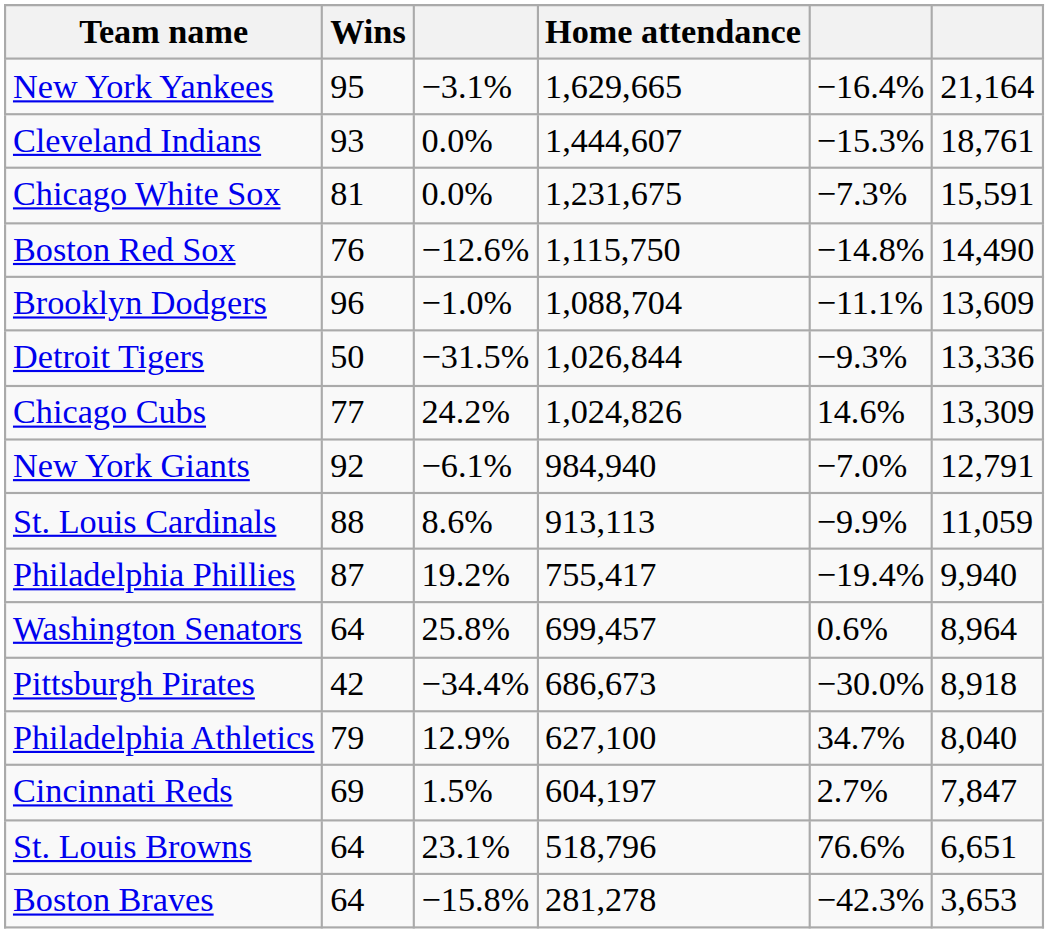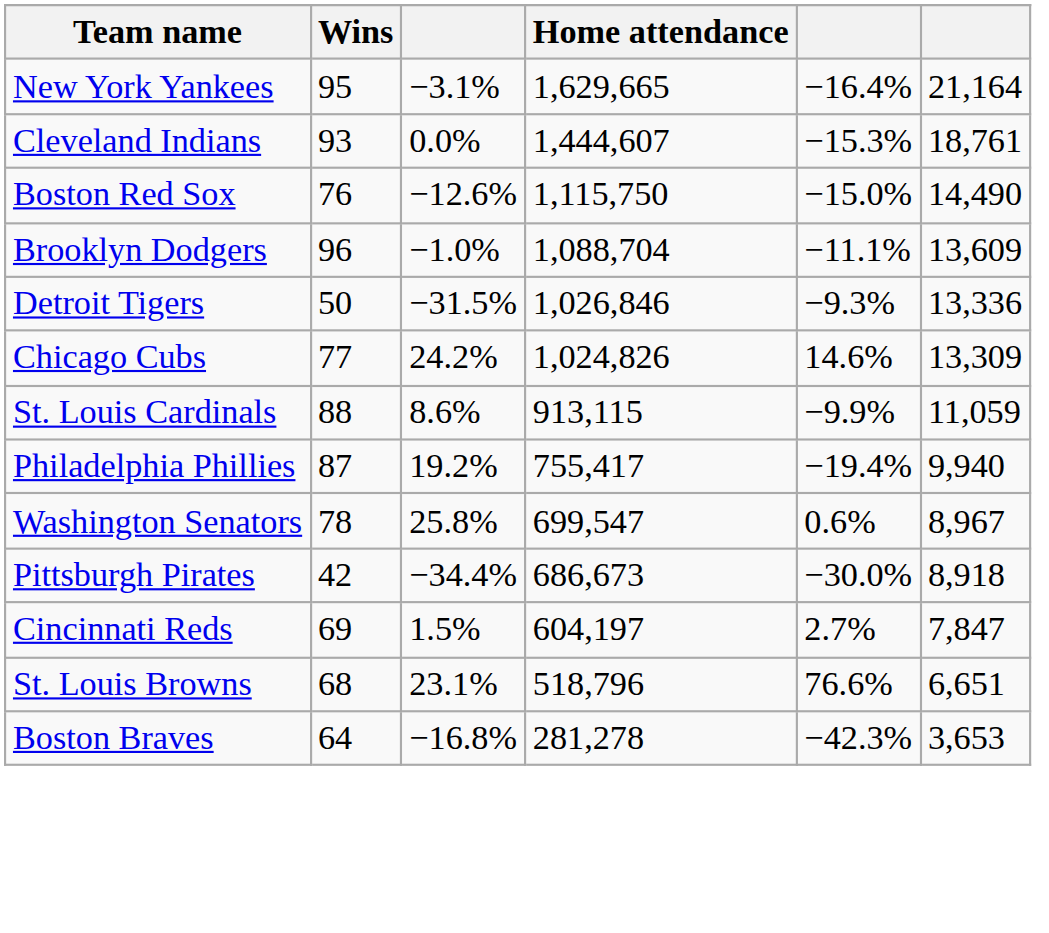- row: (147, 194)
(871, 248) −14.8% -> (858, 194) −15.0%
(614, 357) 1,026,844 -> (601, 303) 1,026,846
- row: (131, 466)
(600, 520) 913,113 -> (588, 411) 913,115
(347, 628) 64 -> (335, 520) 78
(601, 628) 699,457 -> (588, 520) 699,547
(979, 628) 8,964 -> (966, 520) 8,967
- row: (164, 737)
(347, 846) 64 -> (335, 683) 68
(475, 900) −15.8% -> (463, 737) −16.8%
